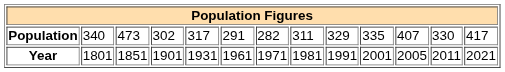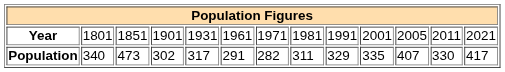rows swapped: (43, 56) <-> (43, 36)
